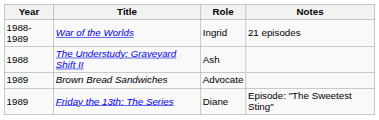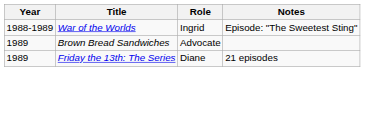(274, 33) 21 episodes -> (291, 27) Episode: "The Sweetest Sting"
- row: (116, 59)
(300, 101) Episode: "The Sweetest Sting" -> (251, 58) 21 episodes
